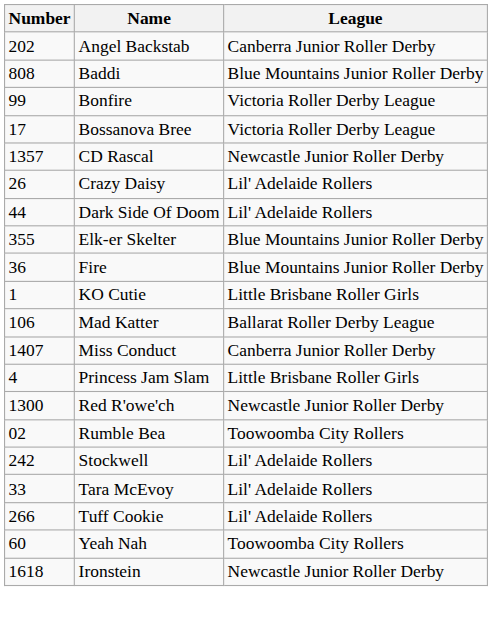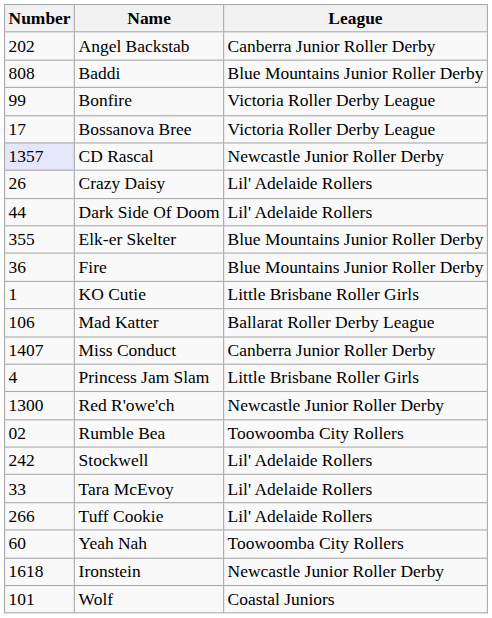(26, 156) no background -> (26, 156) lavender background
+ row: (96, 599)
